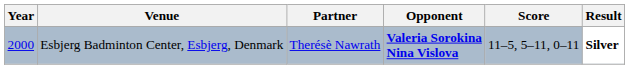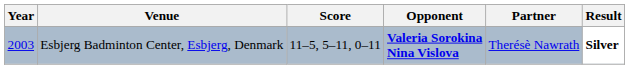columns swapped: (335, 15) <-> (534, 15)
(21, 45) 2000 -> (21, 45) 2003
